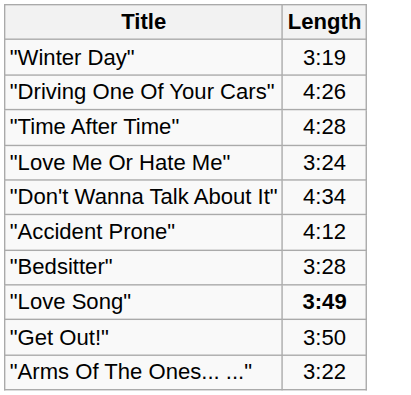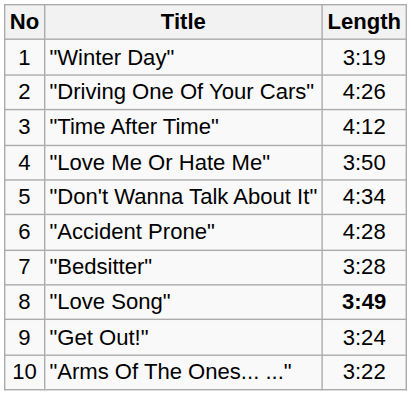+ column: (24, 22)
(325, 127) 4:28 -> (364, 127) 4:12
(325, 162) 3:24 -> (364, 162) 3:50
(325, 232) 4:12 -> (364, 232) 4:28
(325, 337) 3:50 -> (364, 337) 3:24
